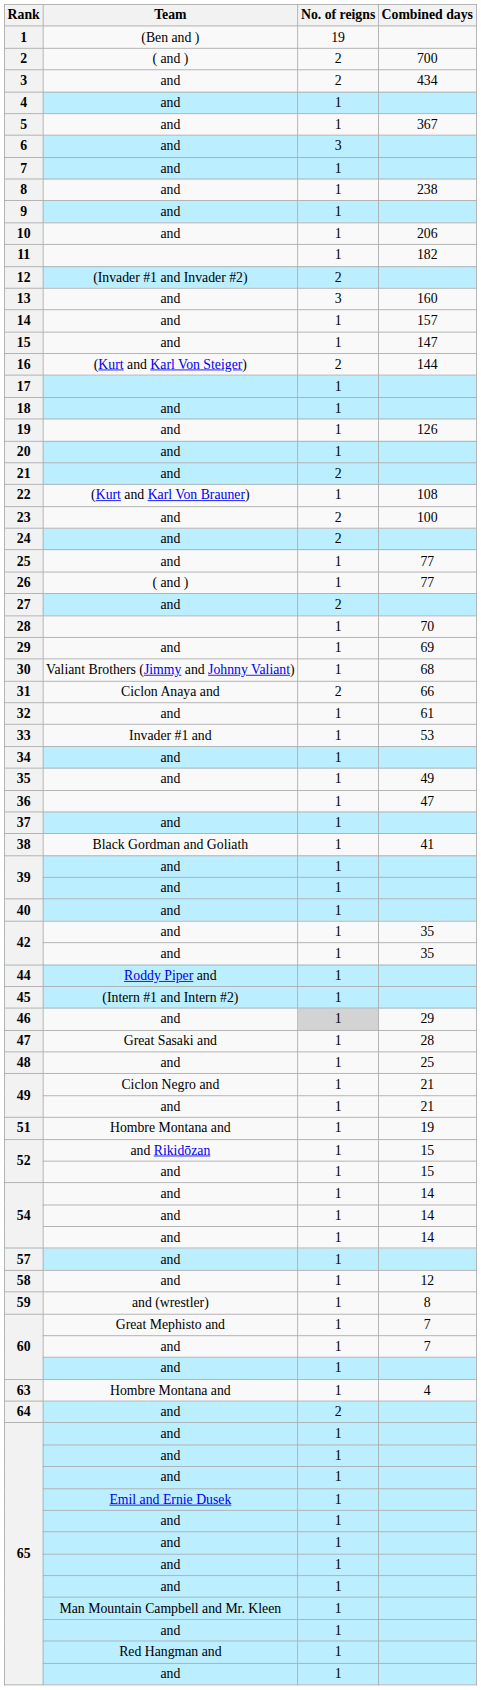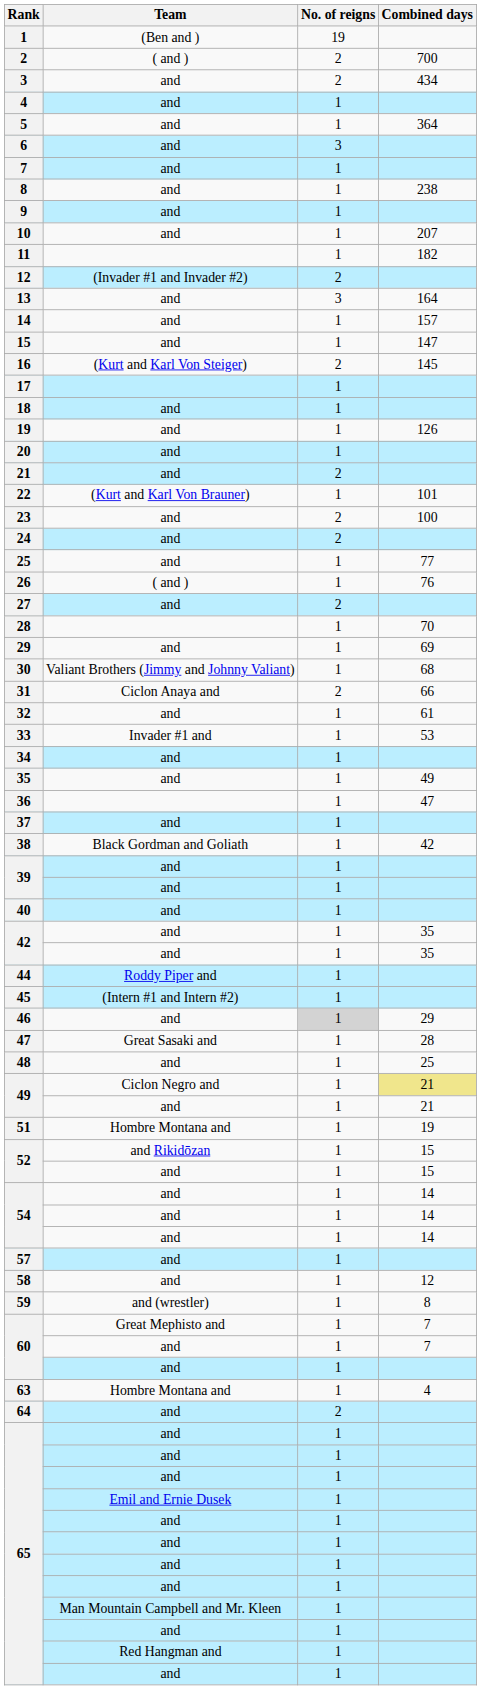(427, 124) 367 -> (427, 124) 364
(427, 233) 206 -> (427, 233) 207
(427, 299) 160 -> (427, 299) 164
(427, 364) 144 -> (427, 364) 145
(427, 495) 108 -> (427, 495) 101
(427, 582) 77 -> (427, 582) 76
(427, 844) 41 -> (427, 844) 42
(427, 1084) no background -> (427, 1084) khaki background
